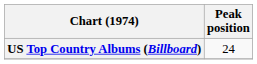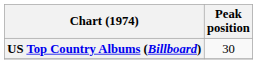(228, 48) 24 -> (228, 48) 30
